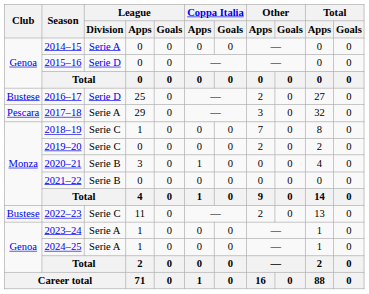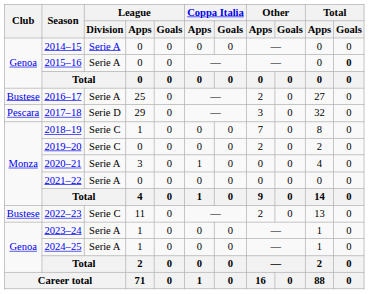(105, 63) Serie D -> (105, 63) Serie A
(349, 63) normal -> (349, 63) bold
(105, 96) Serie D -> (105, 96) Serie A
(105, 113) Serie A -> (105, 113) Serie D
(105, 163) Serie B -> (105, 163) Serie A
(105, 180) Serie B -> (105, 180) Serie A
